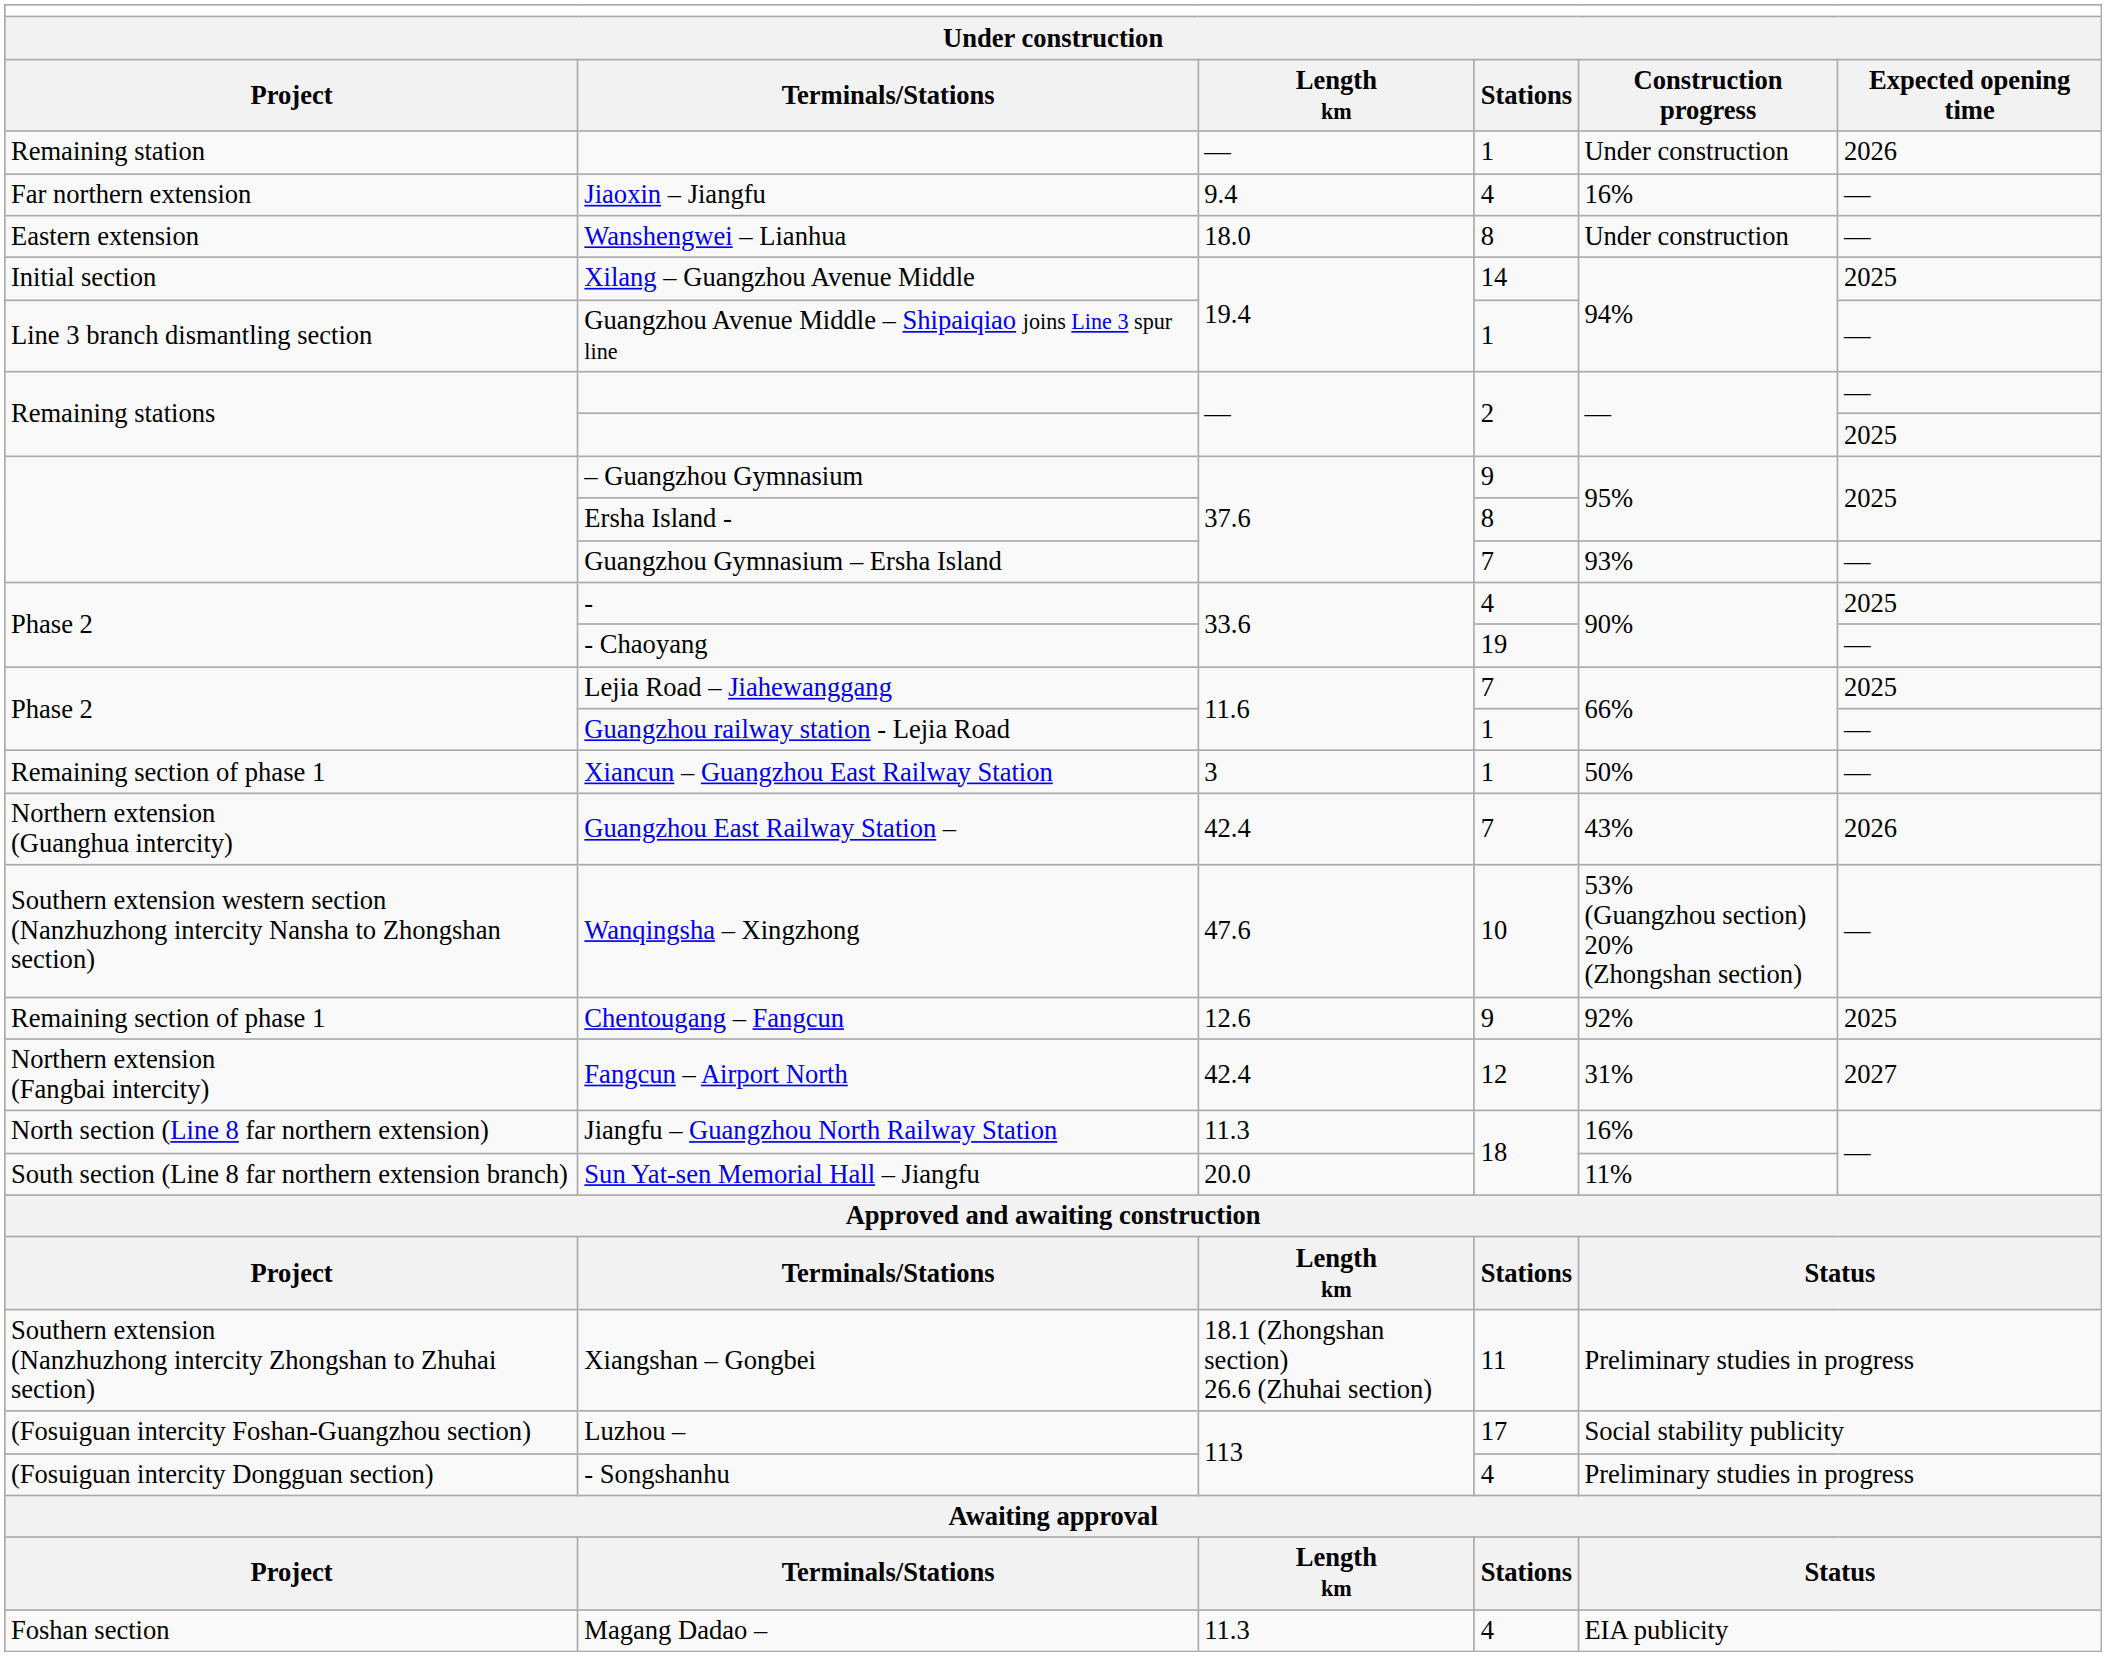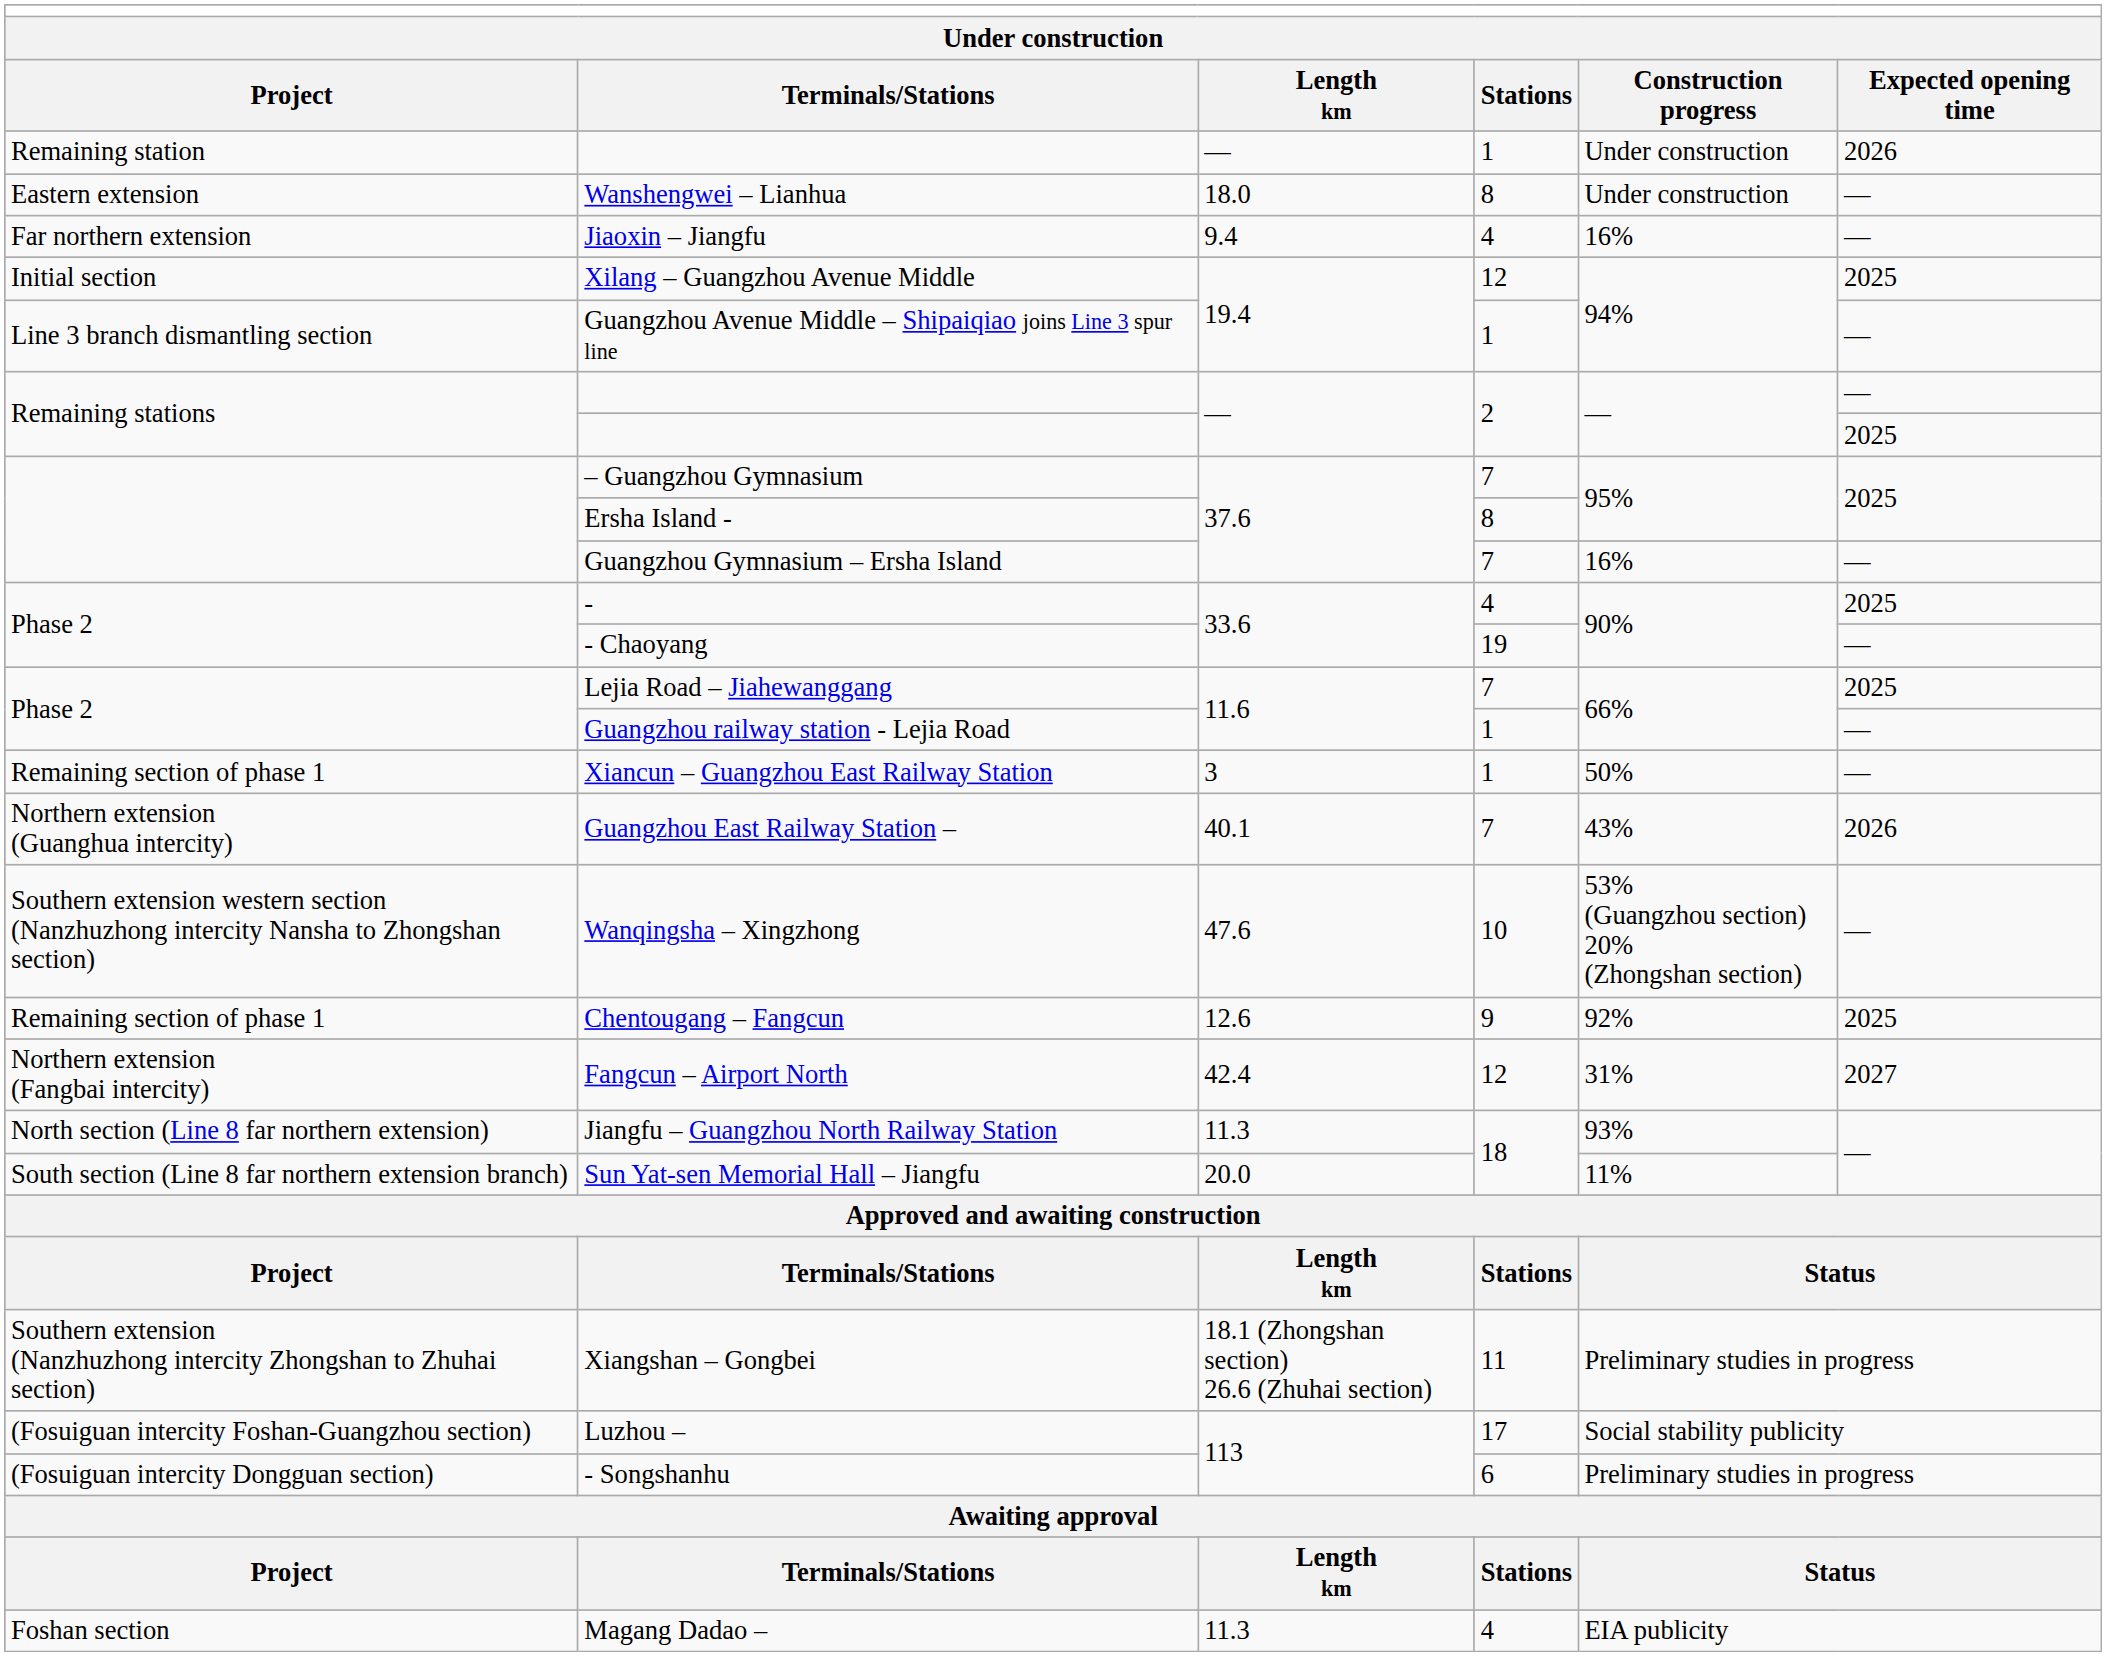rows swapped: (131, 194) <-> (105, 236)
(1494, 278) 14 -> (1494, 278) 12
(1487, 476) 9 -> (1487, 476) 7
(1609, 560) 93% -> (1609, 560) 16%
(1227, 828) 42.4 -> (1227, 828) 40.1
(1609, 1131) 16% -> (1609, 1131) 93%
(1487, 1473) 4 -> (1487, 1473) 6
